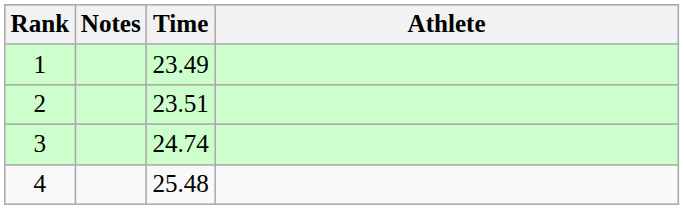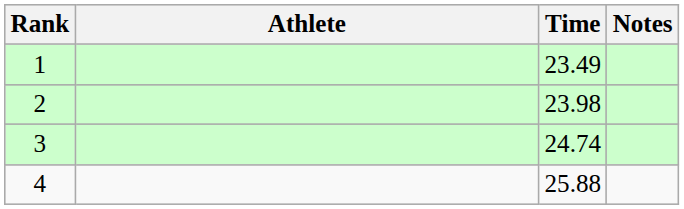columns swapped: (447, 24) <-> (111, 24)
(181, 104) 23.51 -> (573, 104) 23.98
(181, 183) 25.48 -> (573, 183) 25.88
